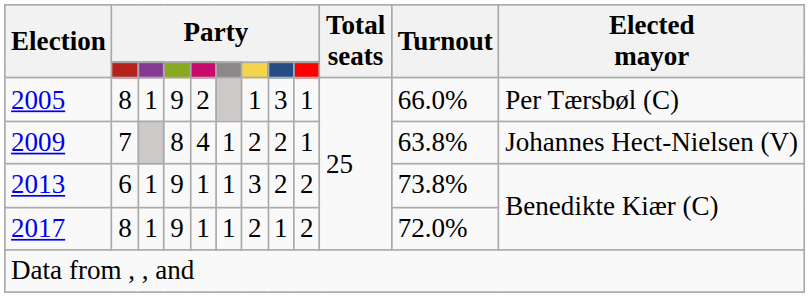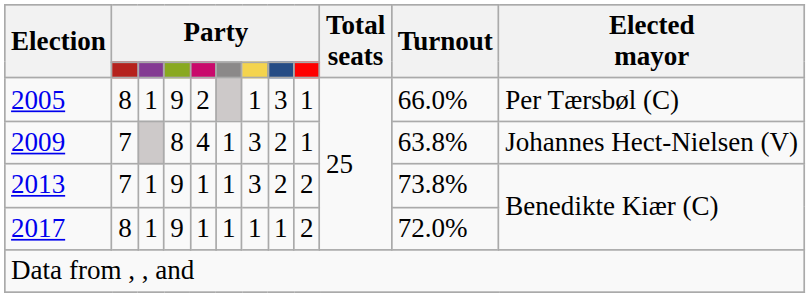(255, 142) 2 -> (255, 142) 3
(125, 185) 6 -> (125, 185) 7
(255, 227) 2 -> (255, 227) 1
